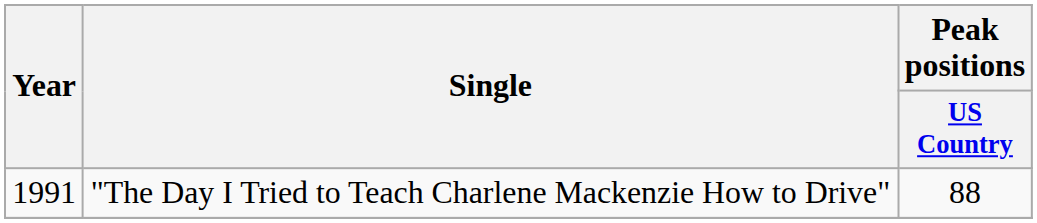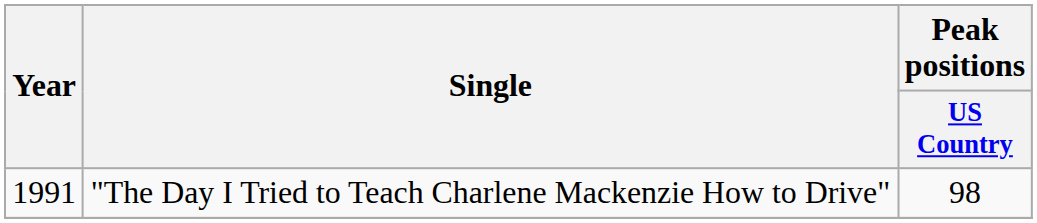(965, 192) 88 -> (965, 192) 98
